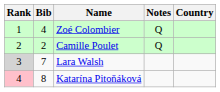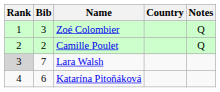columns swapped: (195, 12) <-> (159, 12)
(44, 29) 4 -> (44, 29) 3
(19, 78) pink background -> (19, 78) no background
(44, 78) 8 -> (44, 78) 6
